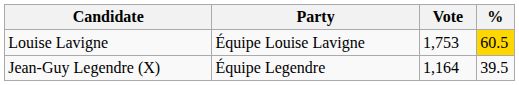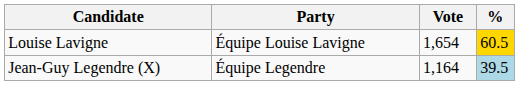(441, 42) 1,753 -> (441, 42) 1,654
(494, 67) no background -> (494, 67) lightblue background
